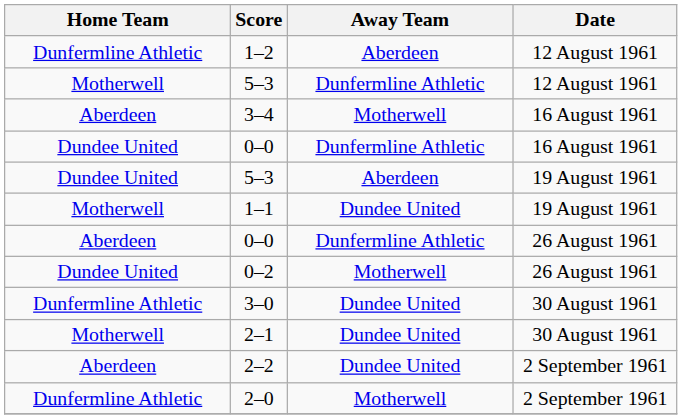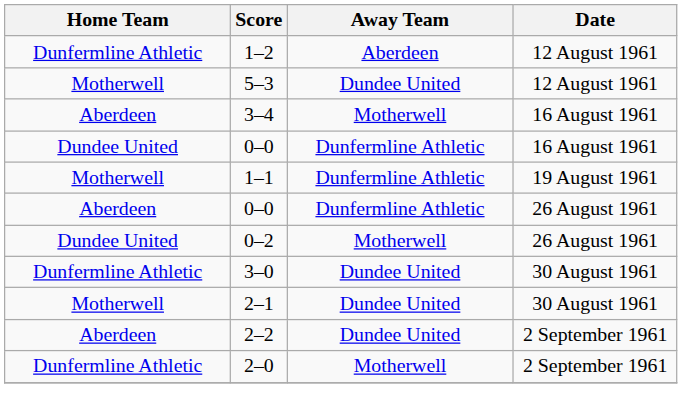(400, 83) Dunfermline Athletic -> (400, 83) Dundee United
- row: (259, 177)
(400, 209) Dundee United -> (400, 177) Dunfermline Athletic
